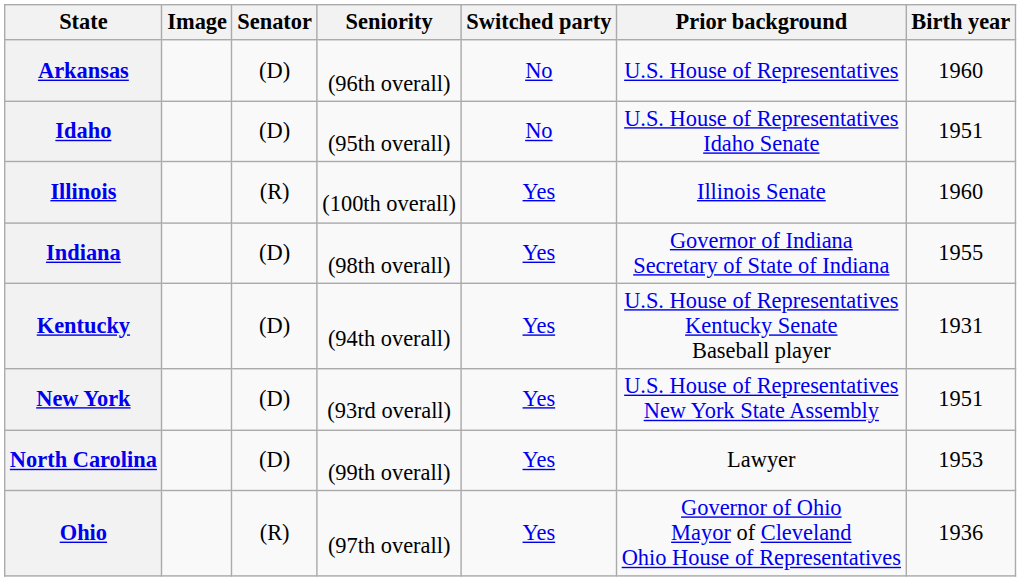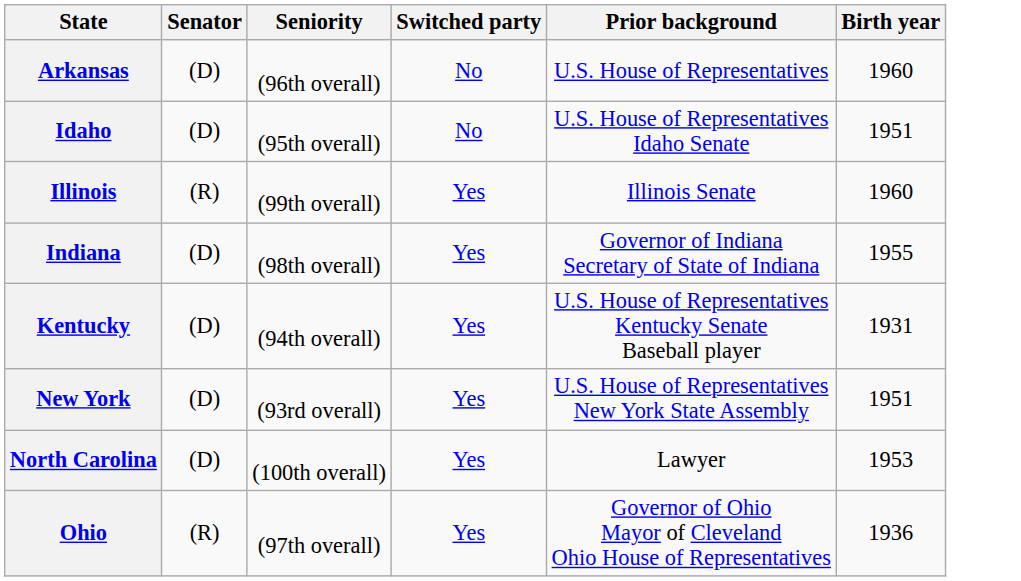- column: (197, 22)
(389, 204) (100th overall) -> (319, 204) (99th overall)
(389, 472) (99th overall) -> (319, 472) (100th overall)
